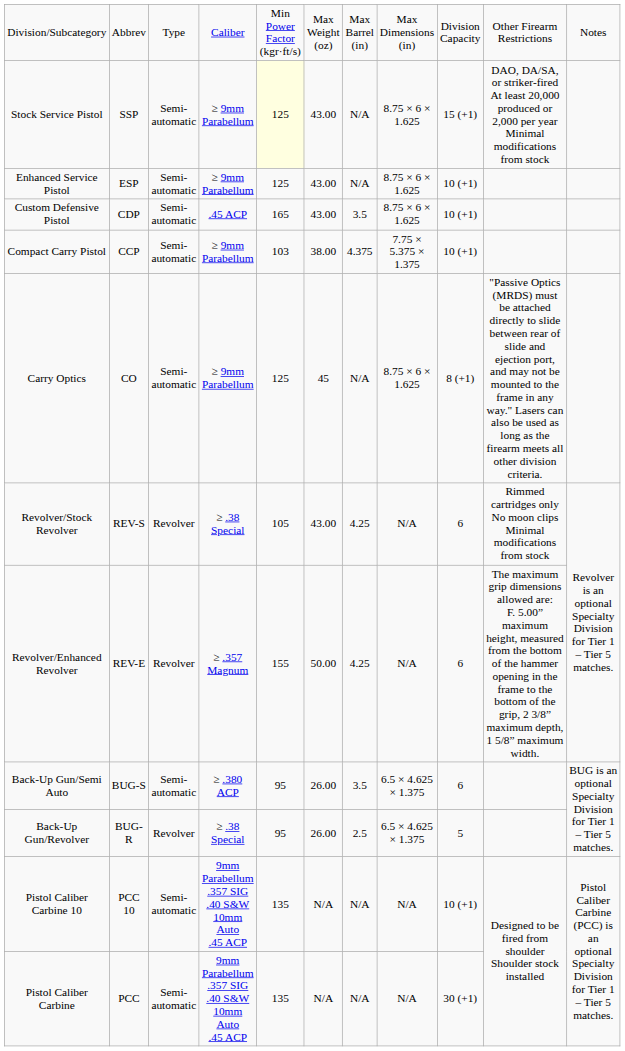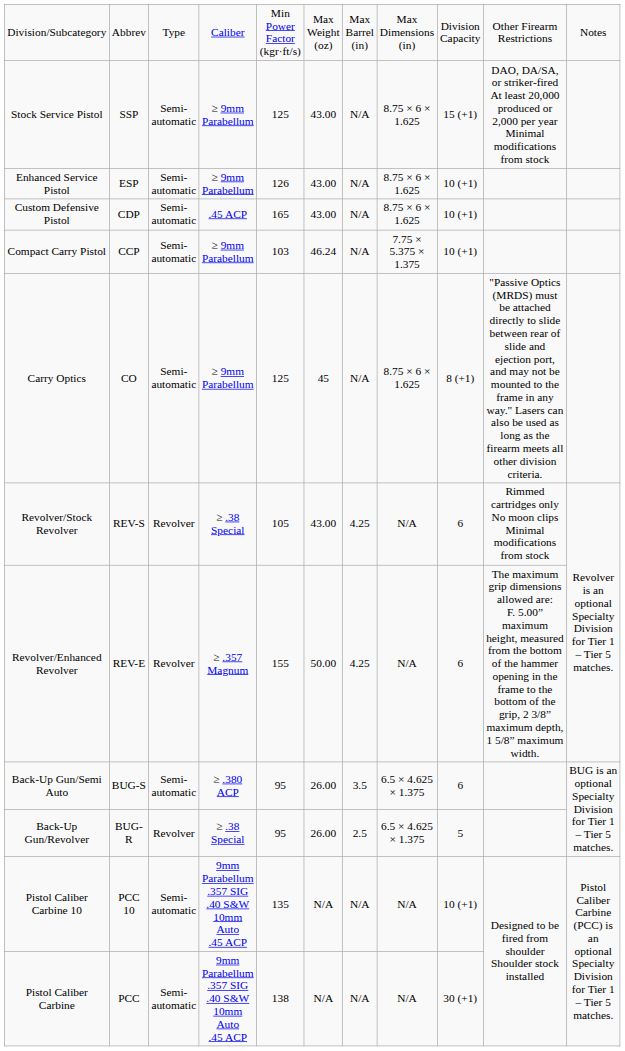(280, 114) lightyellow background -> (280, 114) no background
(280, 183) 125 -> (280, 183) 126
(360, 214) 3.5 -> (360, 214) N/A
(323, 251) 38.00 -> (323, 251) 46.24
(360, 251) 4.375 -> (360, 251) N/A
(280, 998) 135 -> (280, 998) 138
